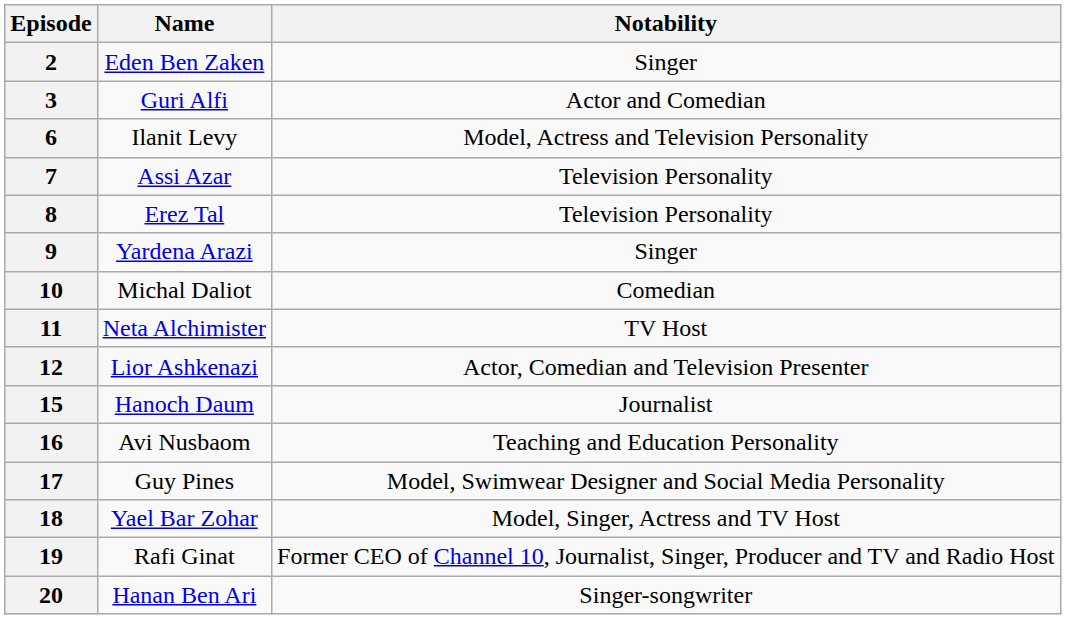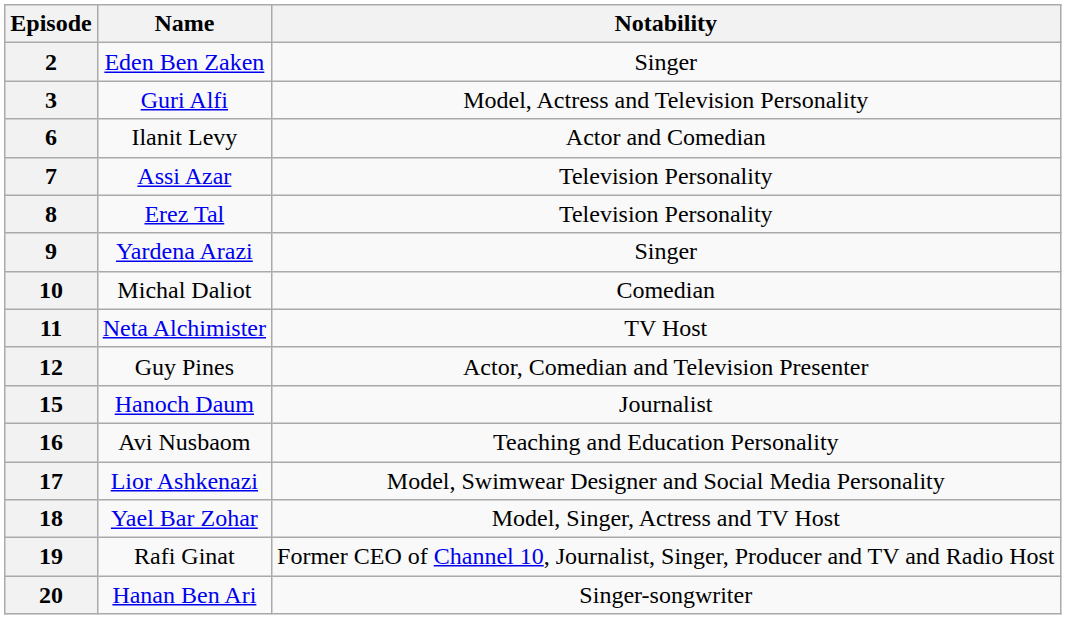(666, 99) Actor and Comedian -> (666, 99) Model, Actress and Television Personality
(666, 137) Model, Actress and Television Personality -> (666, 137) Actor and Comedian
(184, 366) Lior Ashkenazi -> (184, 366) Guy Pines
(184, 480) Guy Pines -> (184, 480) Lior Ashkenazi
